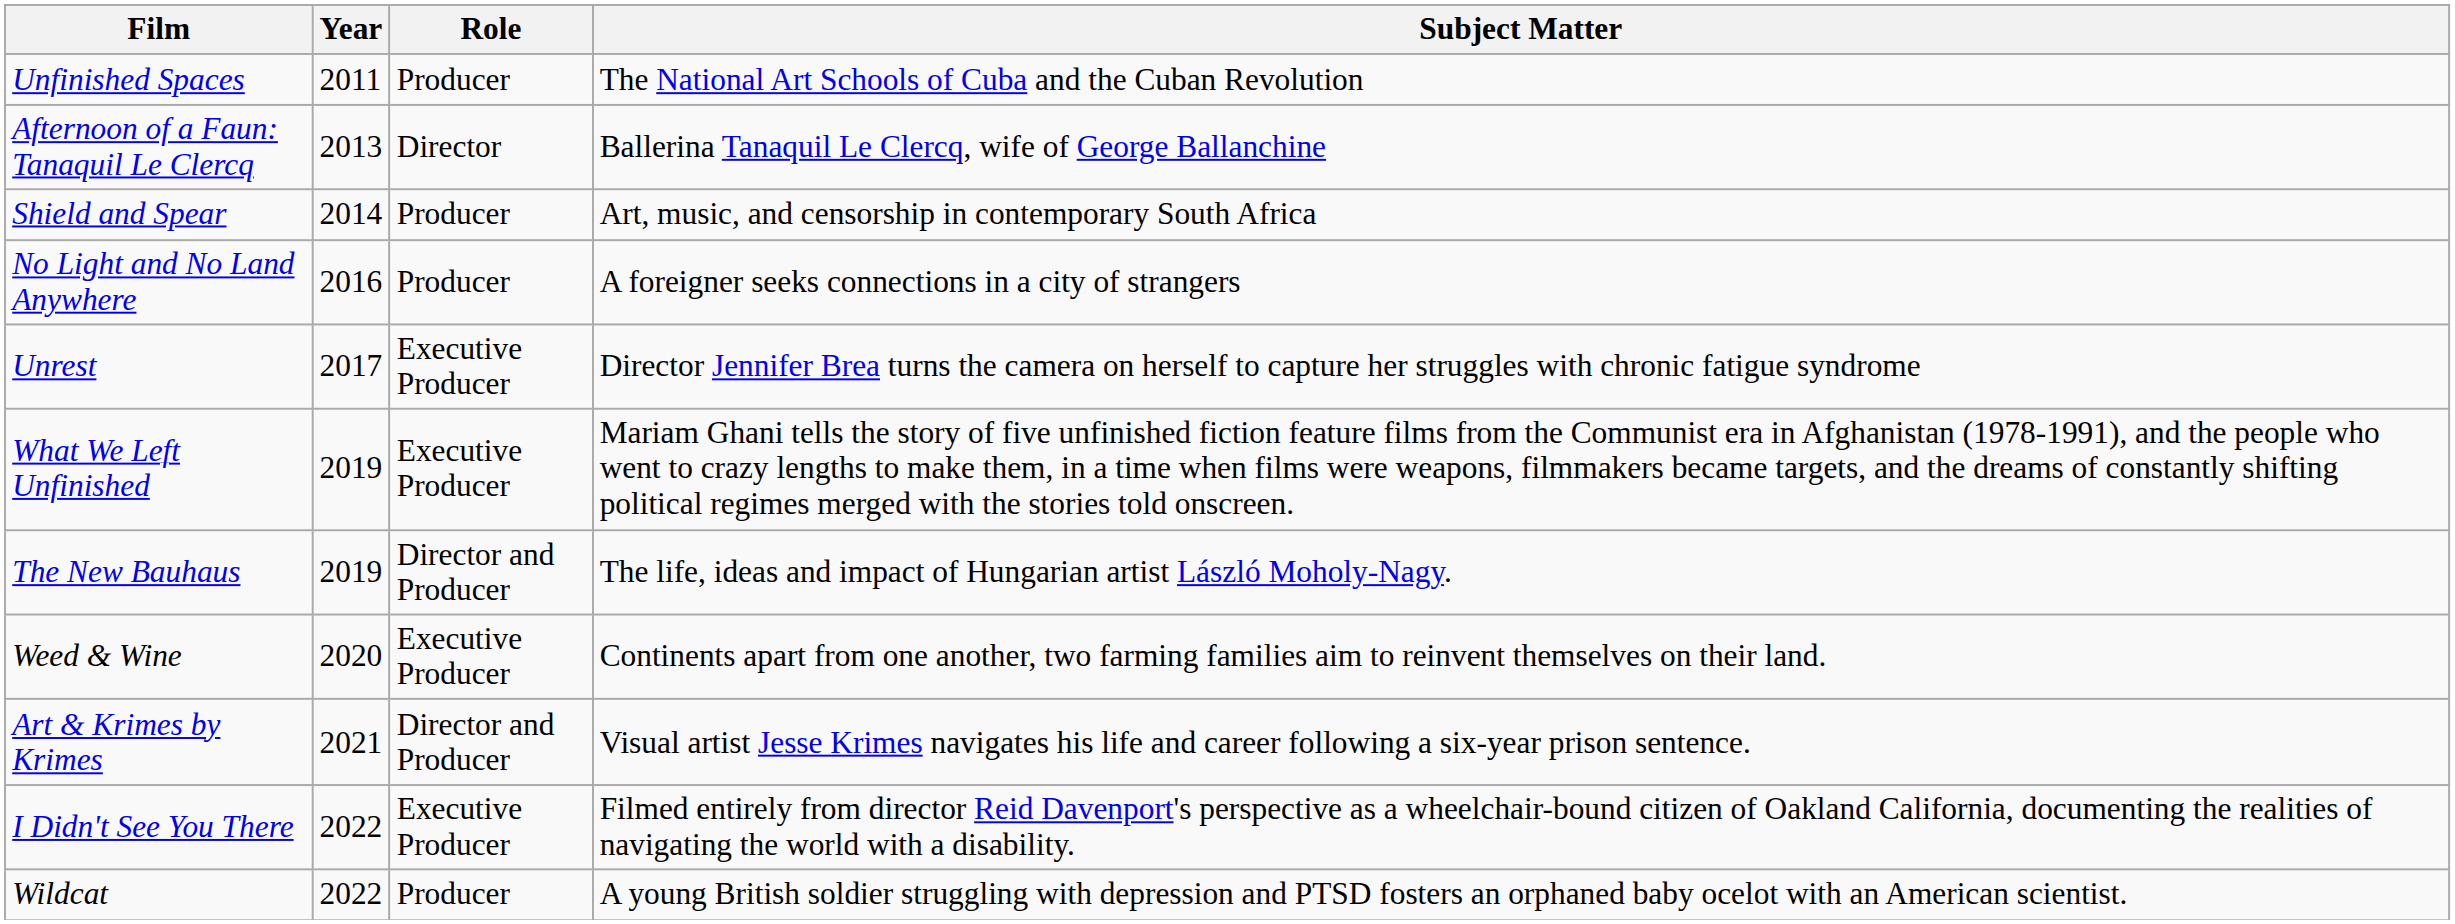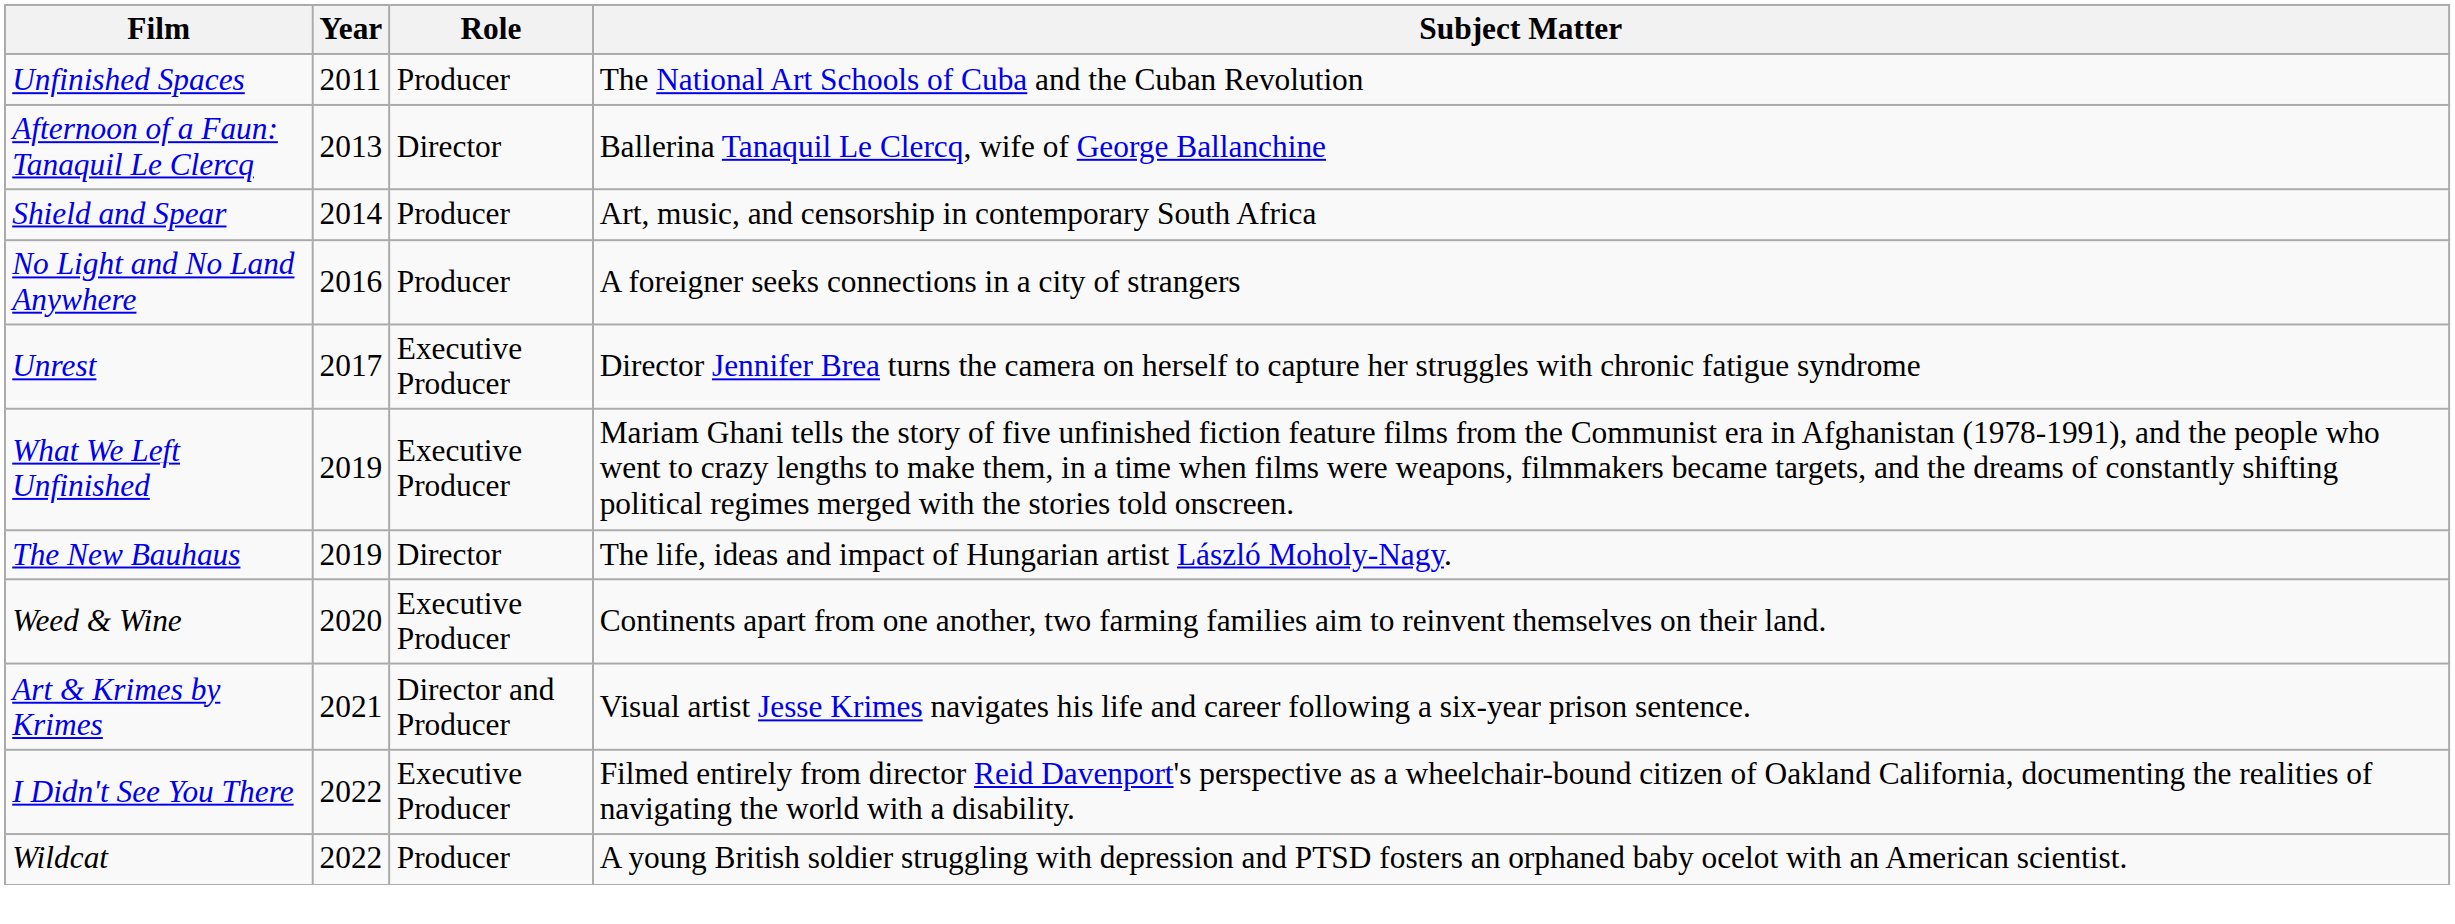(476, 571) Director and Producer -> (449, 553) Director
